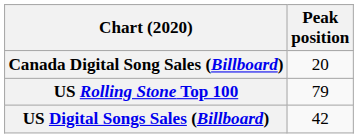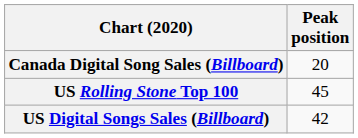(320, 91) 79 -> (320, 91) 45
